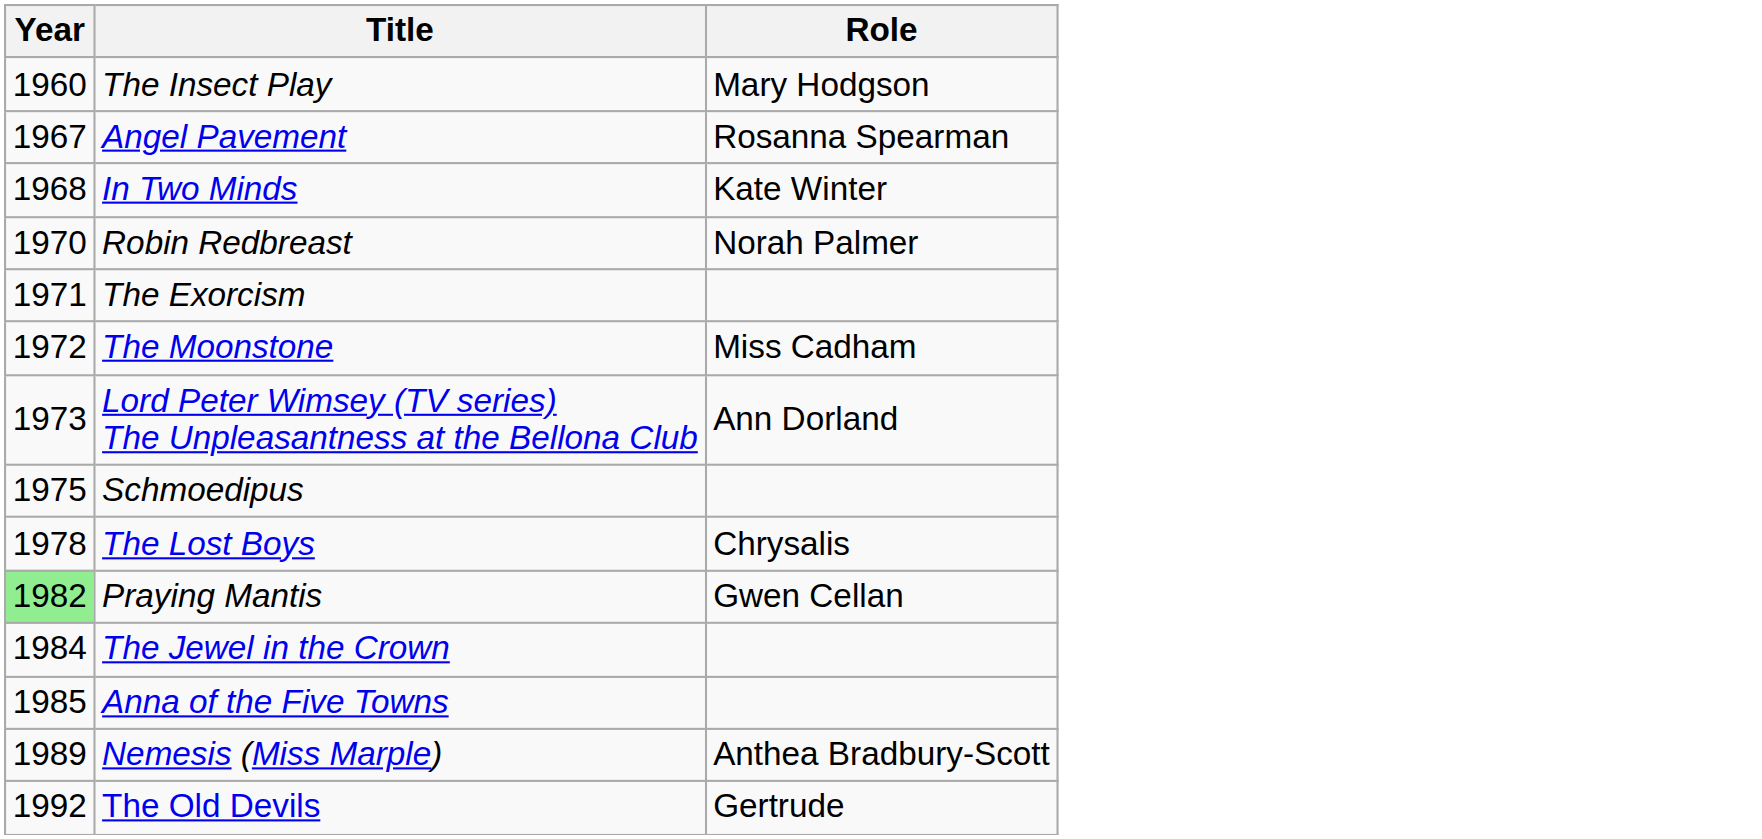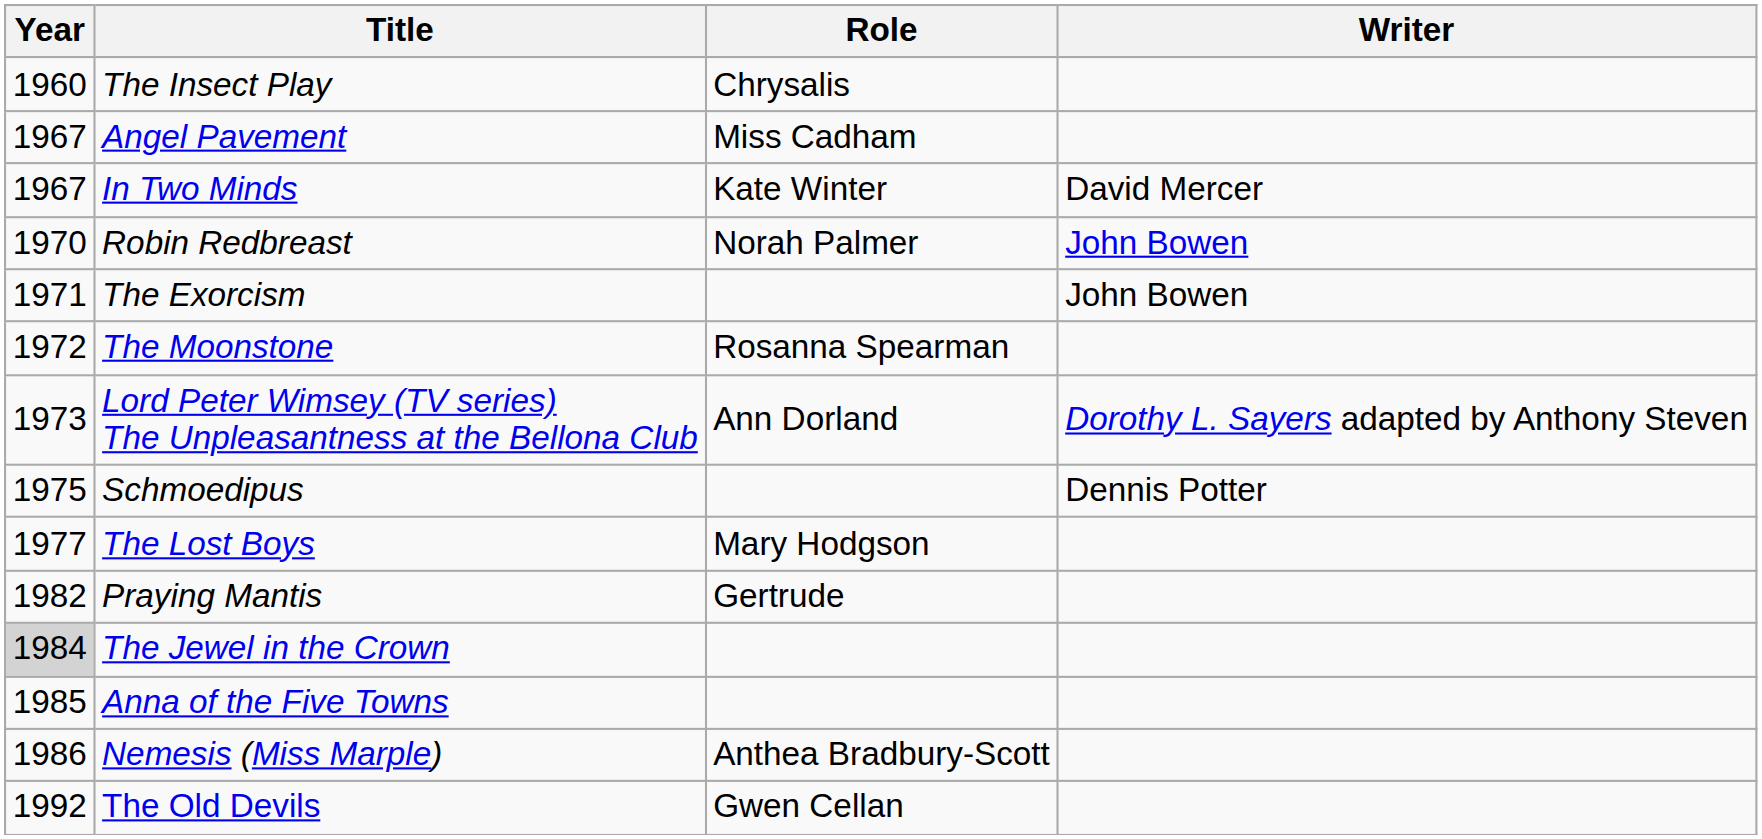+ column: (1407, 30)
(821, 83) Mary Hodgson -> (782, 83) Chrysalis
(861, 136) Rosanna Spearman -> (815, 136) Miss Cadham
(50, 189) 1968 -> (50, 189) 1967
(815, 347) Miss Cadham -> (861, 347) Rosanna Spearman
(50, 543) 1978 -> (50, 543) 1977
(782, 543) Chrysalis -> (821, 543) Mary Hodgson
(50, 596) lightgreen background -> (50, 596) no background
(808, 596) Gwen Cellan -> (779, 596) Gertrude
(50, 648) no background -> (50, 648) lightgrey background
(50, 754) 1989 -> (50, 754) 1986
(779, 807) Gertrude -> (808, 807) Gwen Cellan
